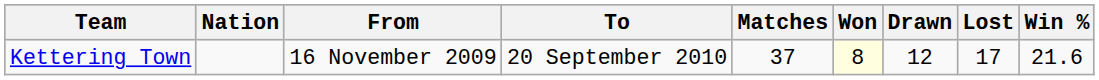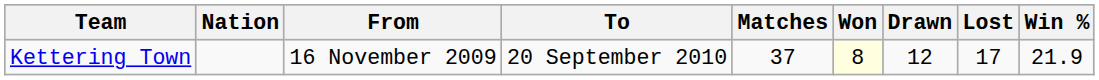(1057, 58) 21.6 -> (1057, 58) 21.9
